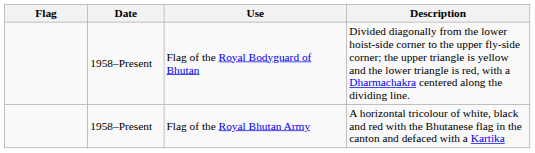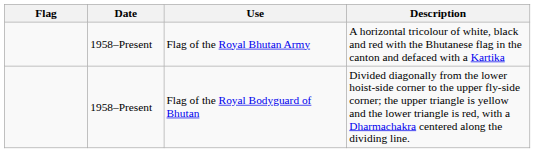rows swapped: (238, 126) <-> (239, 63)
